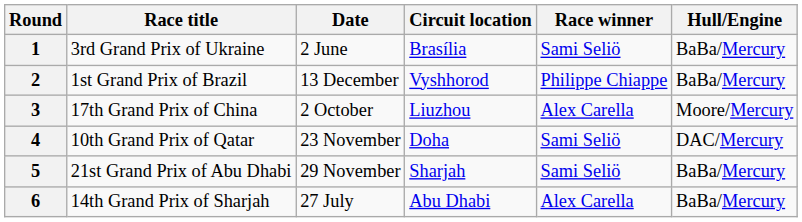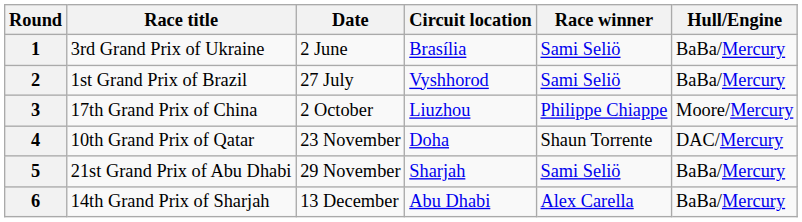(349, 79) 13 December -> (327, 79) 27 July
(604, 79) Philippe Chiappe -> (581, 79) Sami Seliö
(587, 110) Alex Carella -> (604, 110) Philippe Chiappe
(581, 140) Sami Seliö -> (596, 140) Shaun Torrente
(327, 200) 27 July -> (349, 200) 13 December
